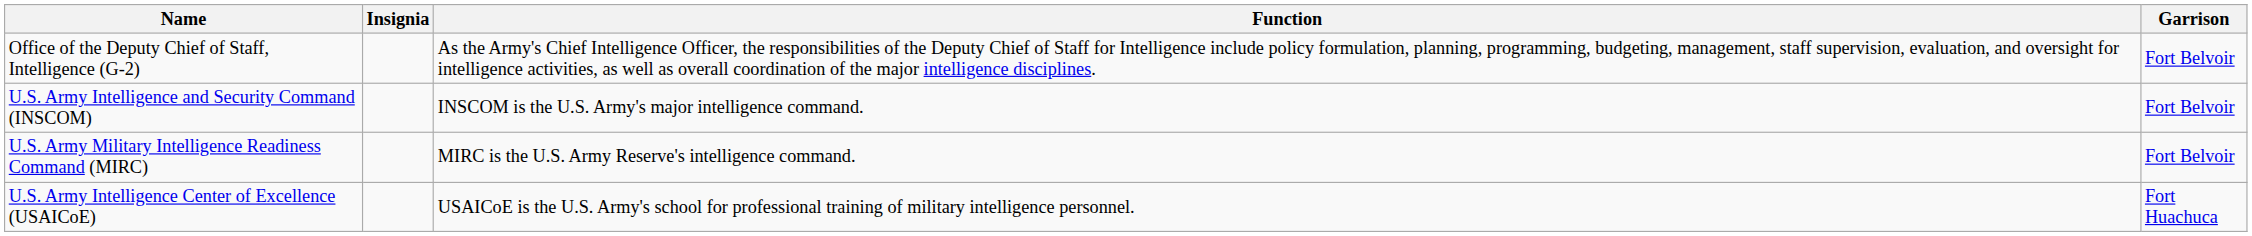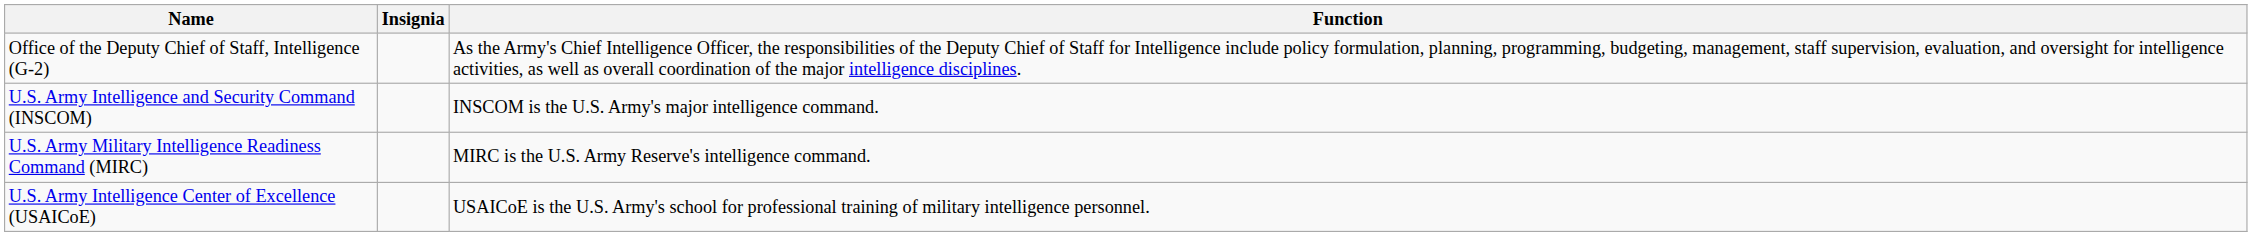- column: (2194, 18)
